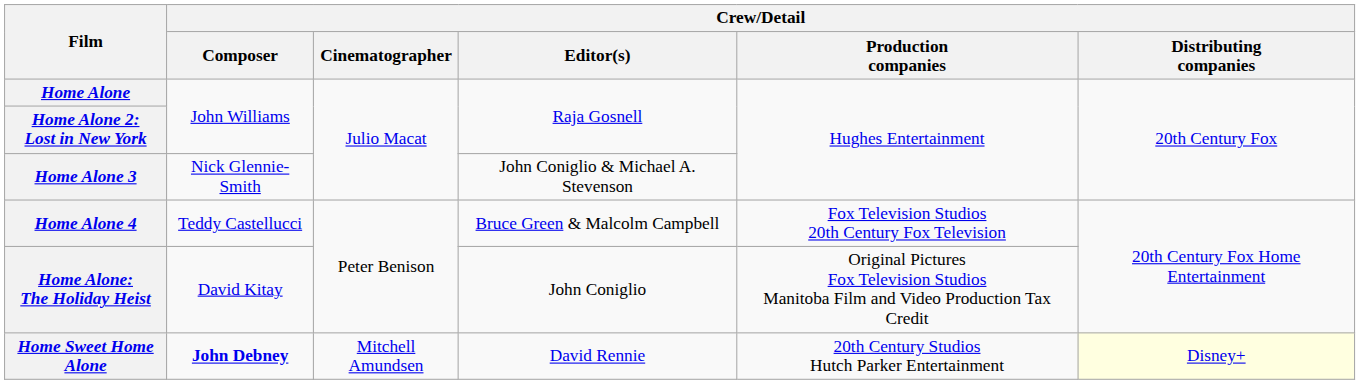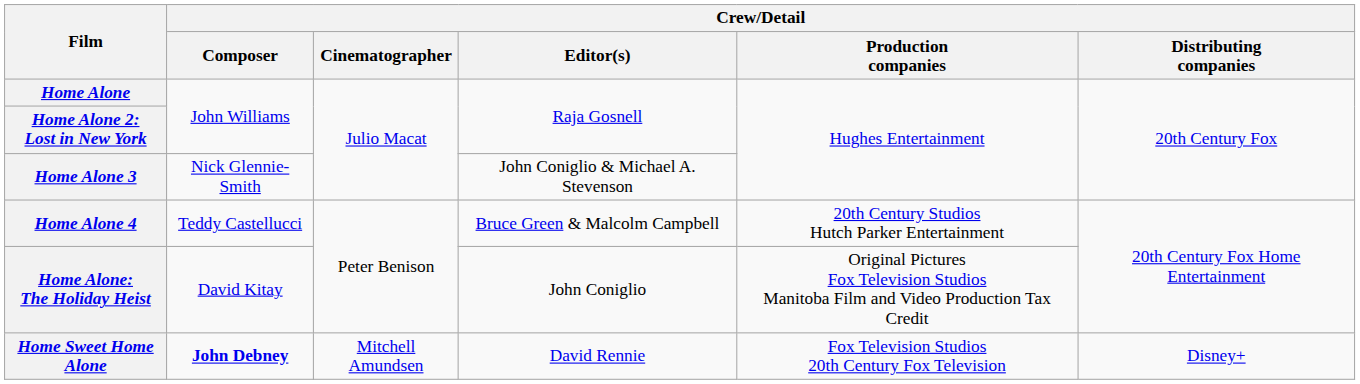(907, 223) Fox Television Studios 20th Century Fox Television -> (907, 223) 20th Century Studios Hutch Parker Entertainment
(907, 355) 20th Century Studios Hutch Parker Entertainment -> (907, 355) Fox Television Studios 20th Century Fox Television
(1216, 355) lightyellow background -> (1216, 355) no background
